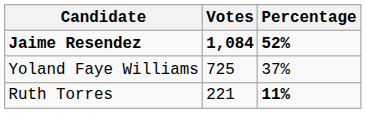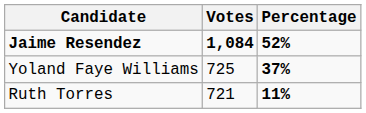(276, 69) normal -> (276, 69) bold
(221, 95) 221 -> (221, 95) 721
